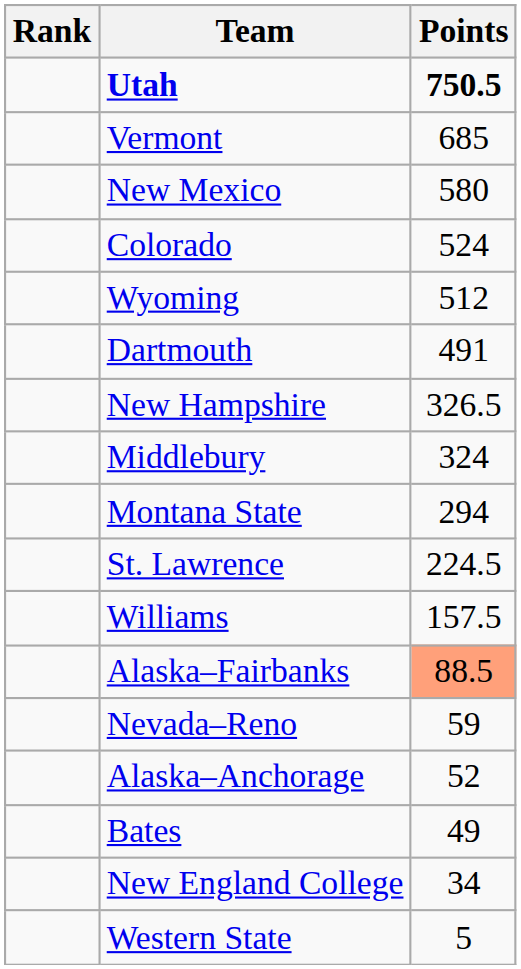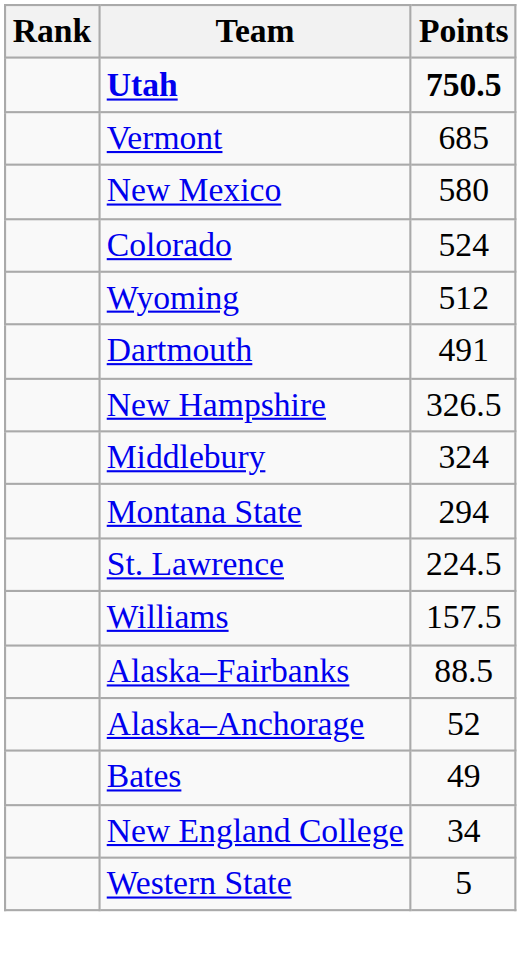(464, 670) lightsalmon background -> (464, 670) no background
- row: (202, 723)
